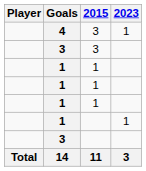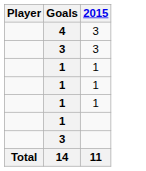- column: (126, 13)
